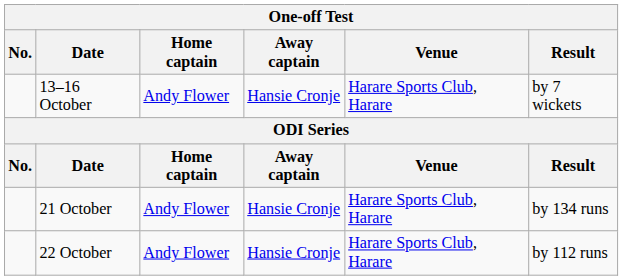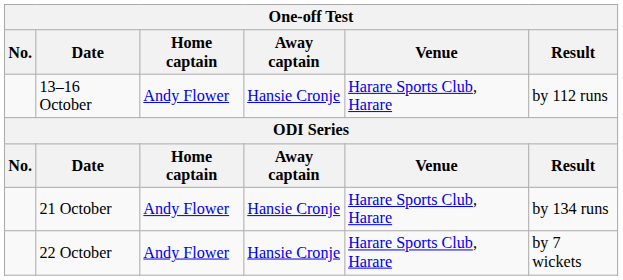(557, 95) by 7 wickets -> (570, 95) by 112 runs
(570, 252) by 112 runs -> (557, 252) by 7 wickets
